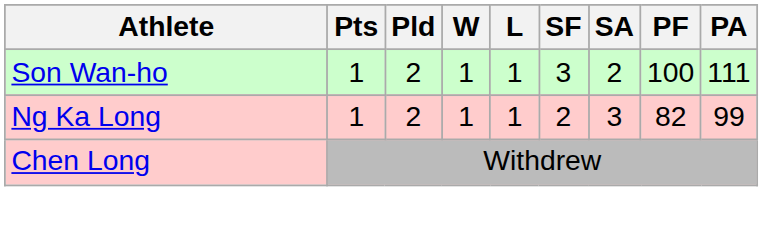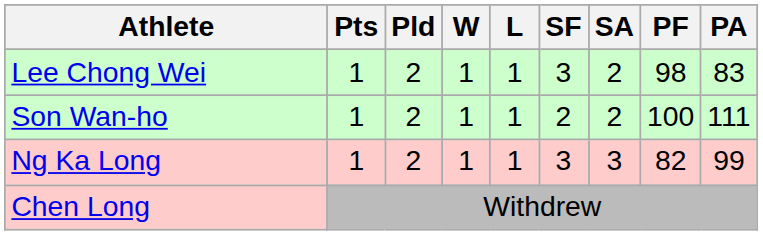+ row: (109, 71)
(563, 71) 3 -> (563, 116) 2
(563, 116) 2 -> (563, 161) 3
